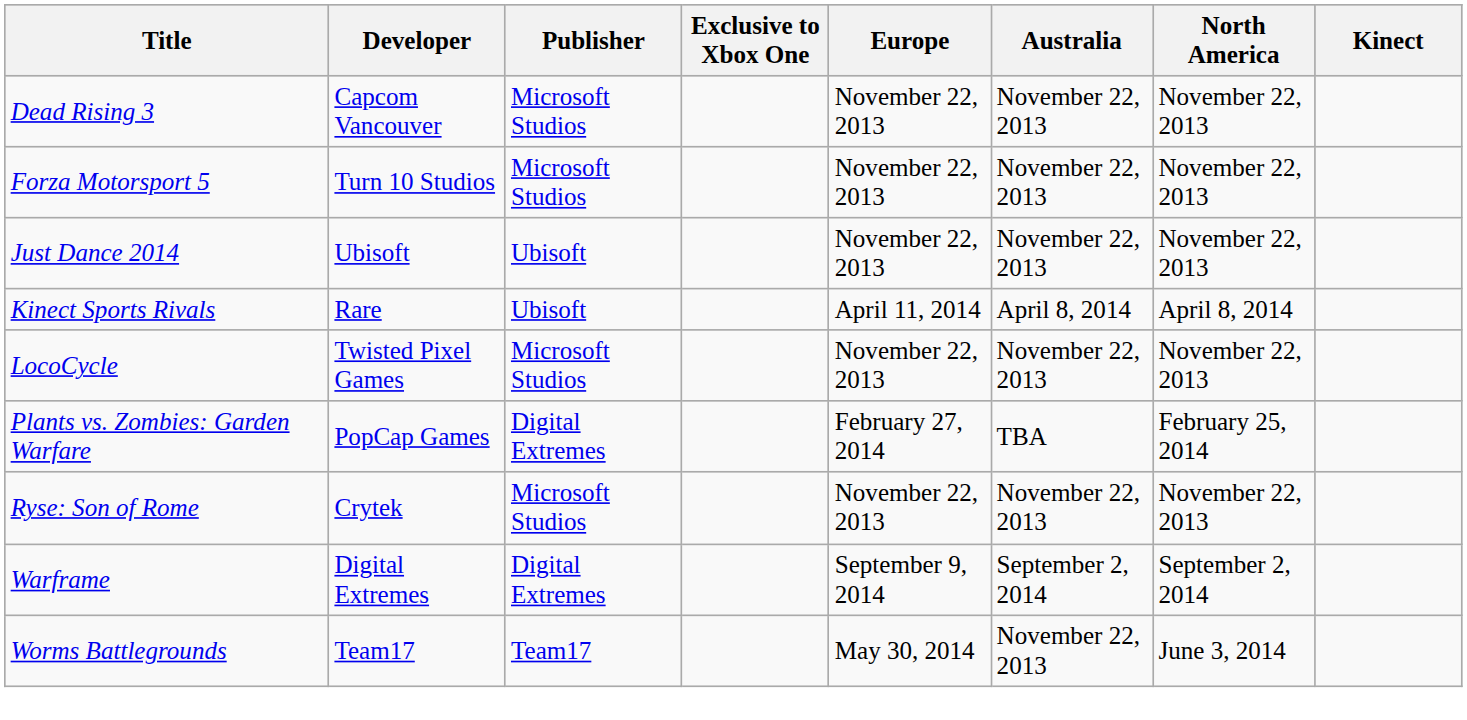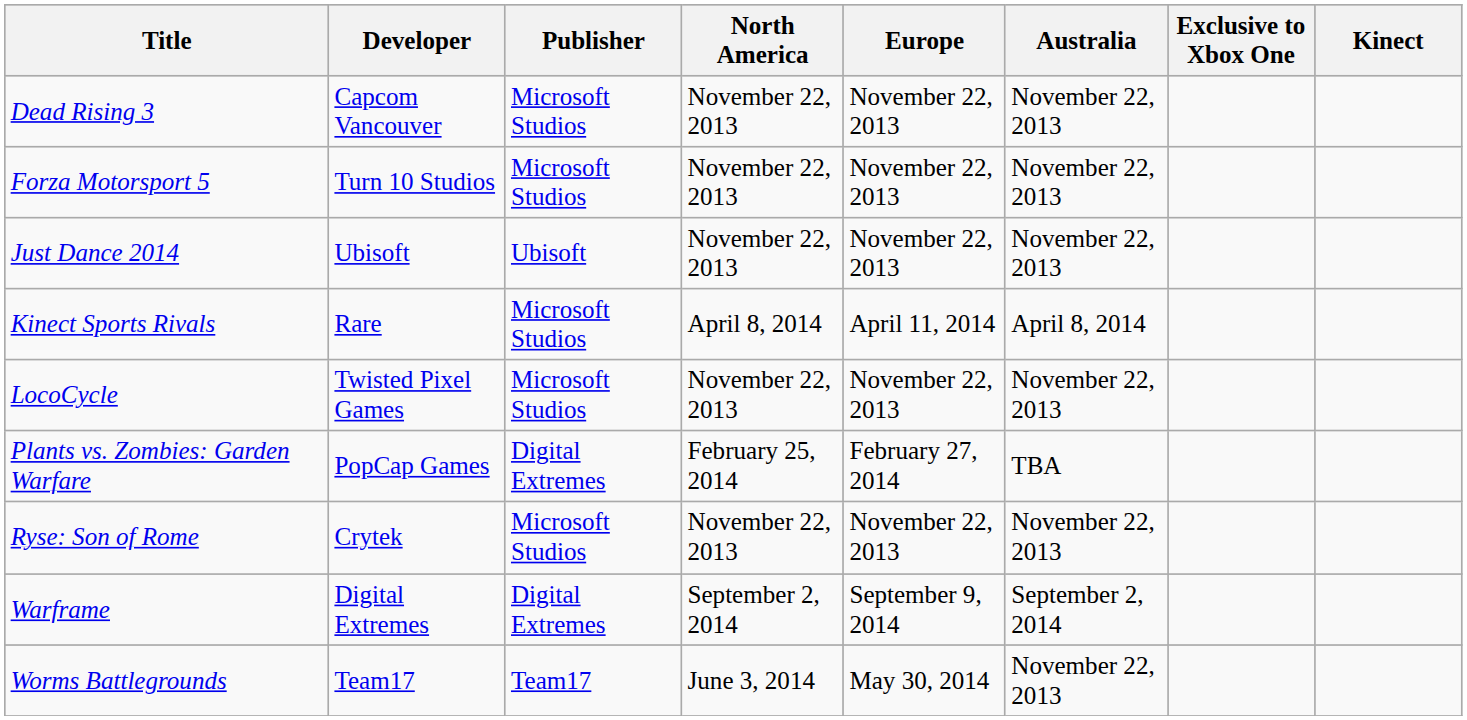columns swapped: (1234, 40) <-> (755, 40)
(549, 309) Ubisoft -> (560, 324) Microsoft Studios
